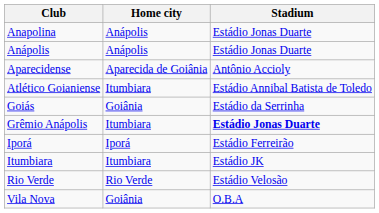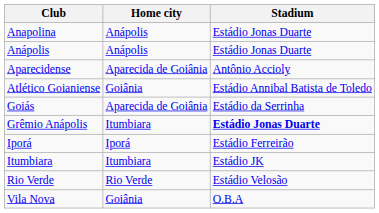(128, 87) Itumbiara -> (124, 87) Goiânia
(124, 106) Goiânia -> (156, 106) Aparecida de Goiânia
